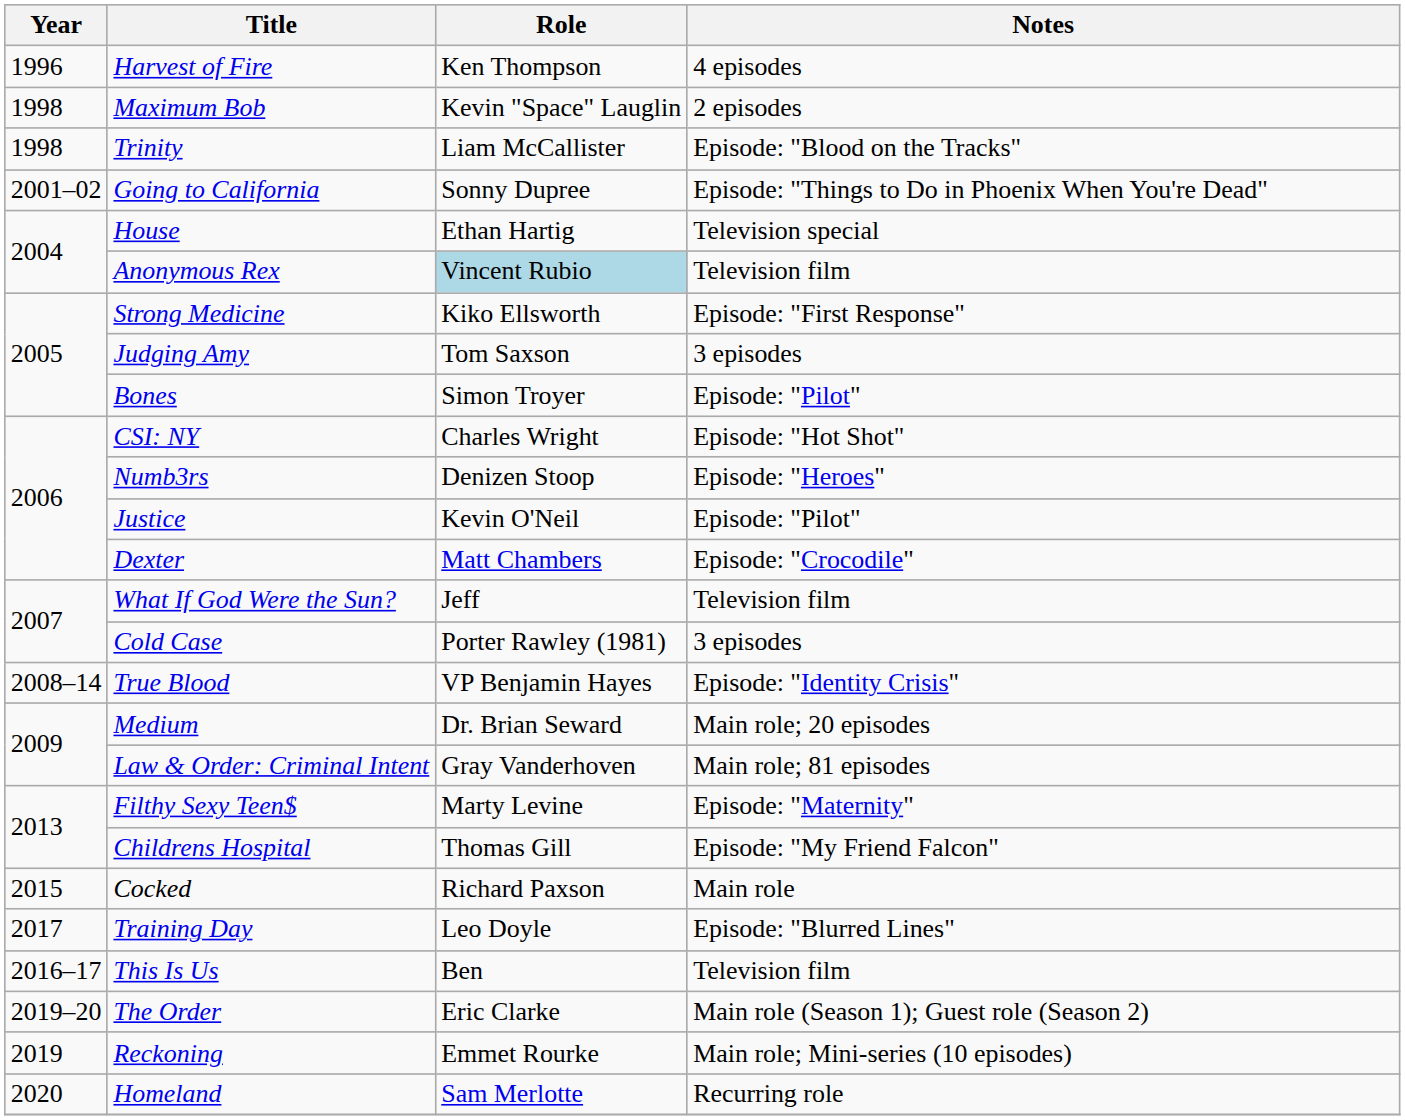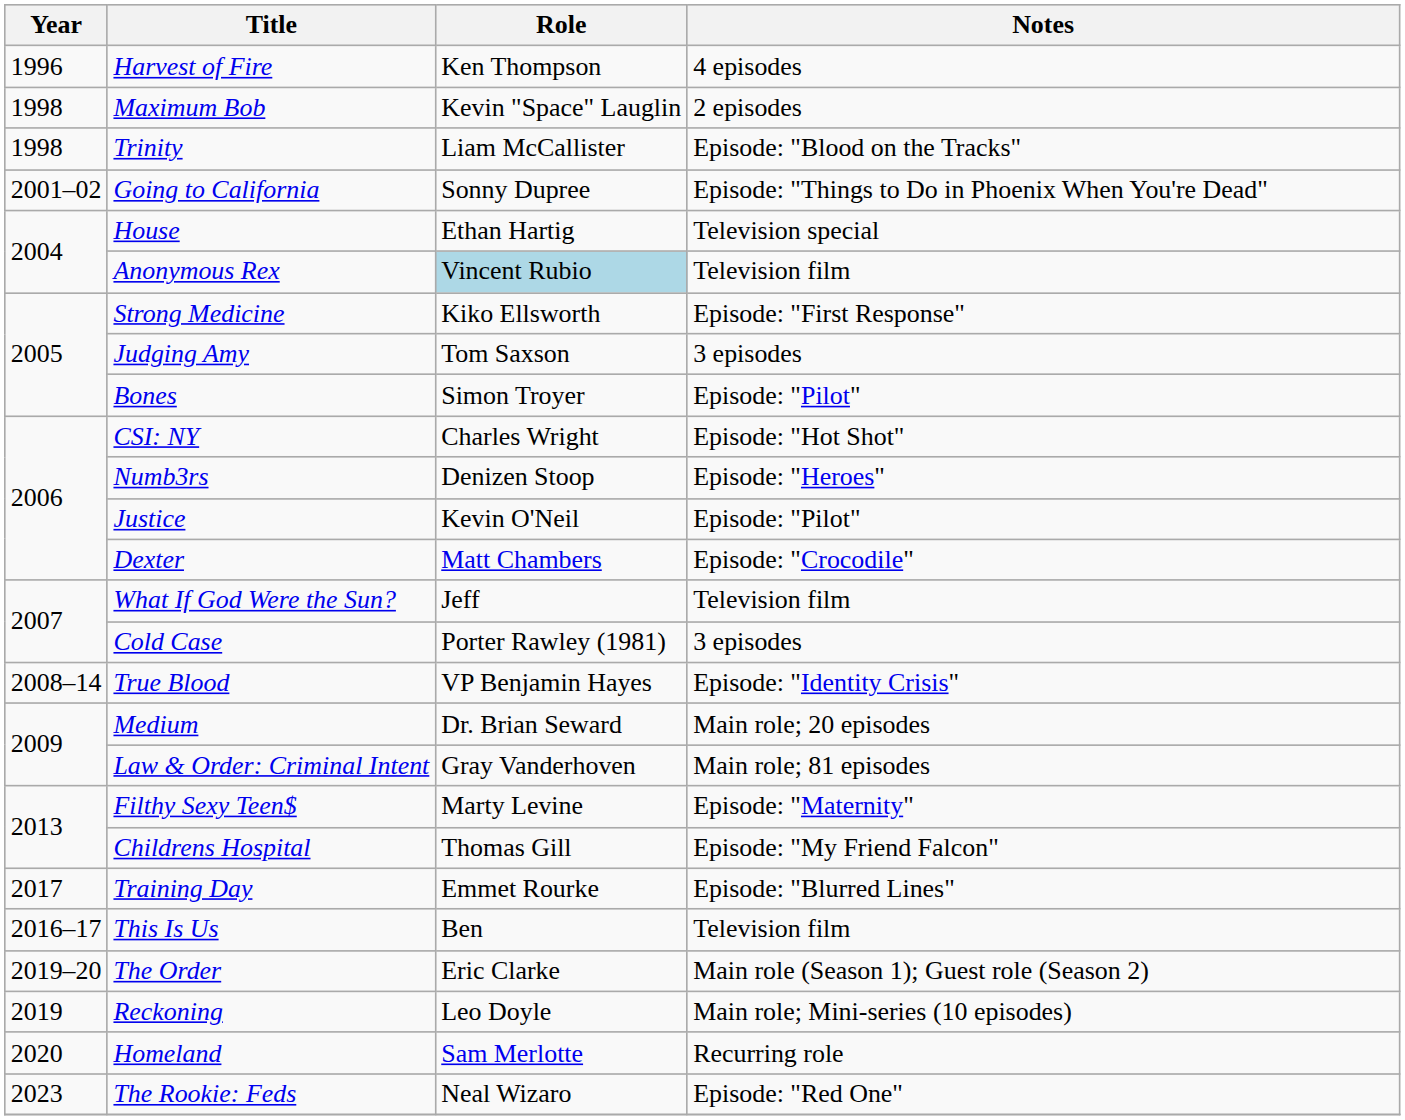- row: (152, 888)
(496, 929) Leo Doyle -> (520, 888) Emmet Rourke
(520, 1052) Emmet Rourke -> (496, 1011) Leo Doyle
+ row: (205, 1093)
